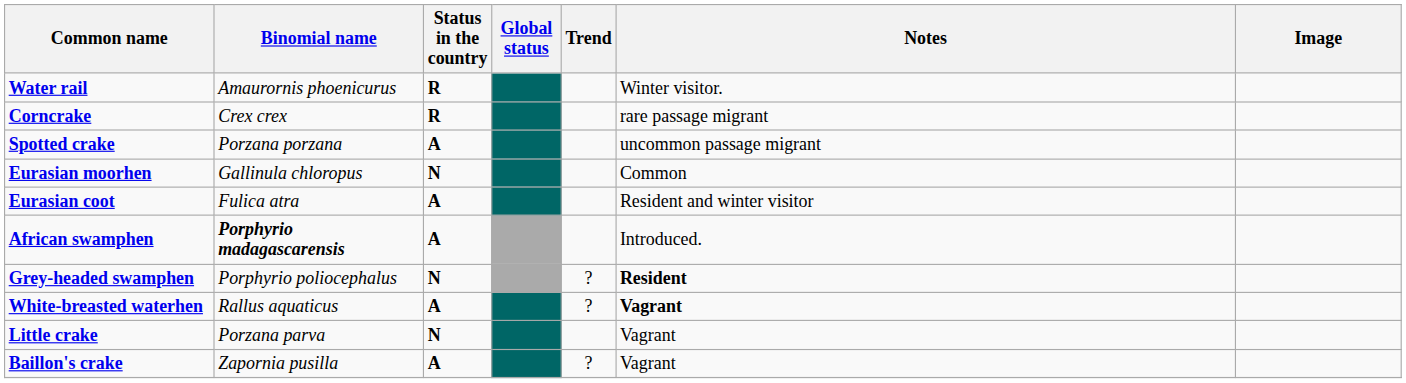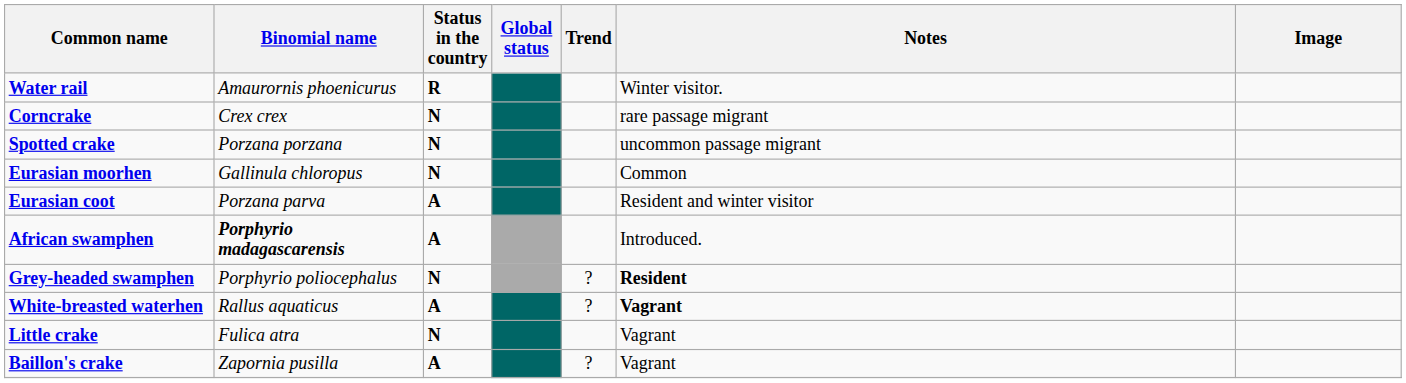(434, 115) R -> (434, 115) N
(434, 144) A -> (434, 144) N
(259, 201) Fulica atra -> (272, 201) Porzana parva
(272, 334) Porzana parva -> (259, 334) Fulica atra
